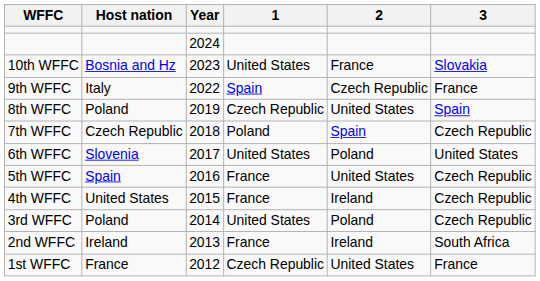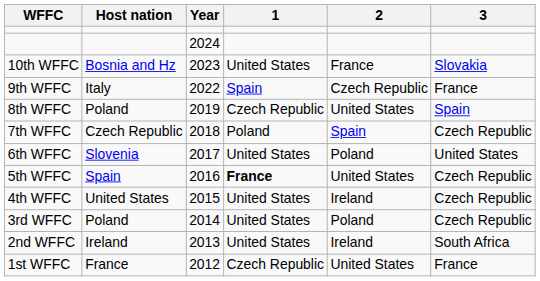(248, 176) normal -> (249, 176) bold
(248, 198) France -> (268, 198) United States
(248, 242) France -> (268, 242) United States
